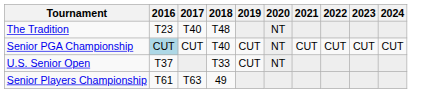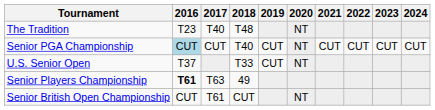(164, 80) normal -> (187, 80) bold
+ row: (88, 97)
